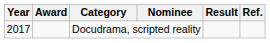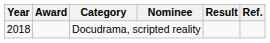(19, 29) 2017 -> (19, 29) 2018
